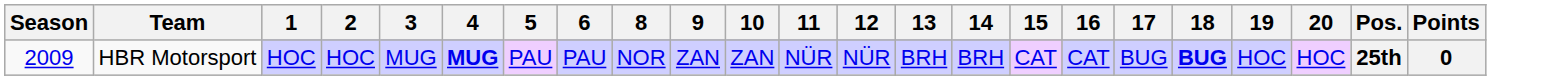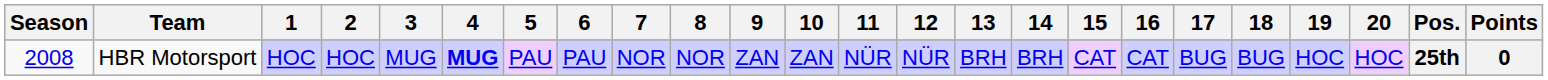+ column: (641, 23)
(49, 57) 2009 -> (49, 57) 2008
(1202, 57) bold -> (1261, 57) normal
